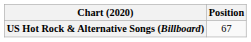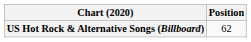(226, 28) 67 -> (226, 28) 62
